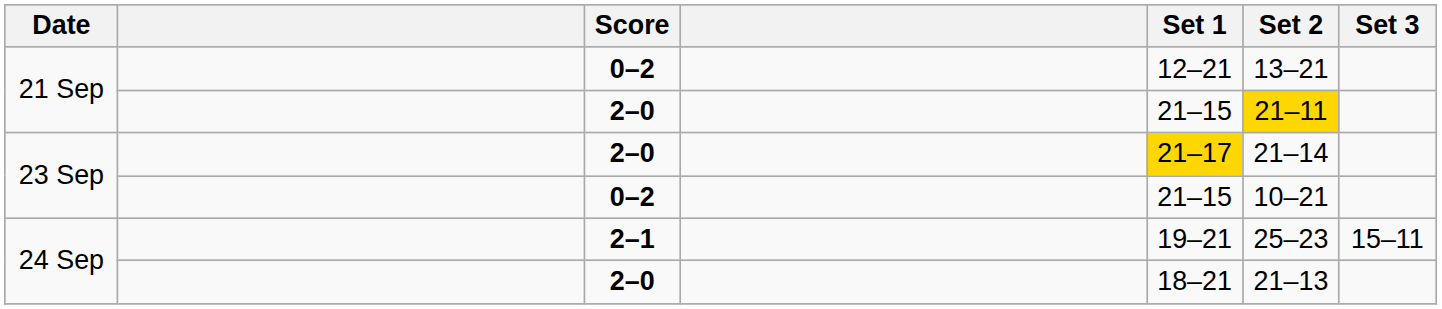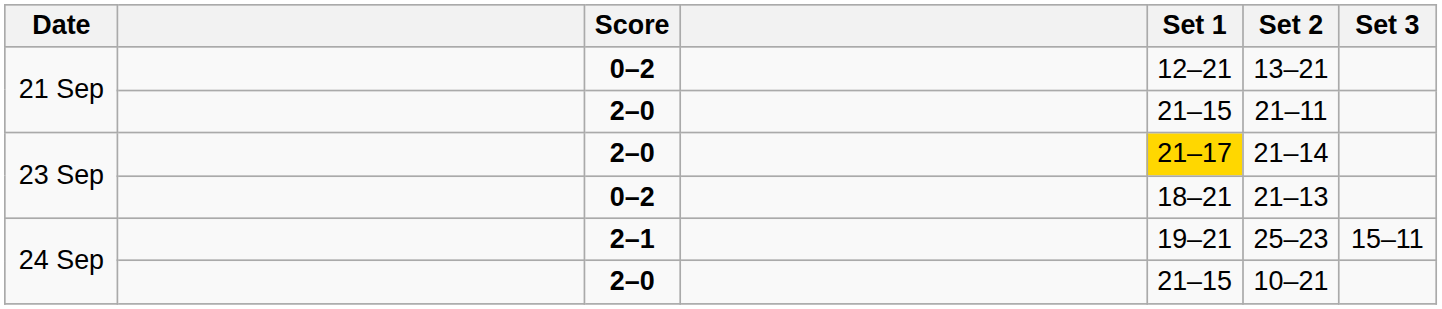(1291, 111) gold background -> (1291, 111) no background
(1195, 196) 21–15 -> (1195, 196) 18–21
(1291, 196) 10–21 -> (1291, 196) 21–13
(1195, 281) 18–21 -> (1195, 281) 21–15
(1291, 281) 21–13 -> (1291, 281) 10–21
